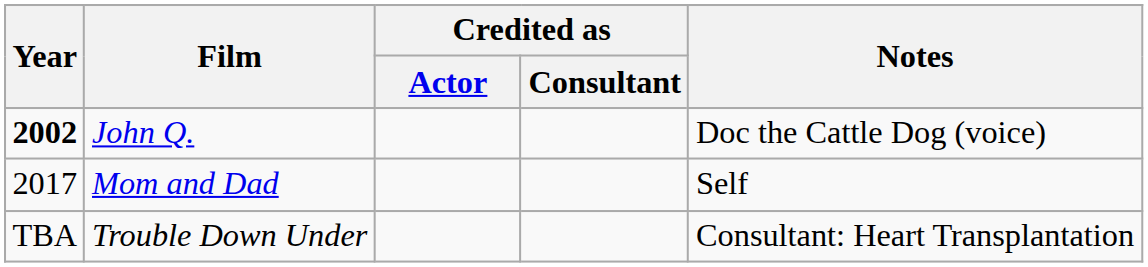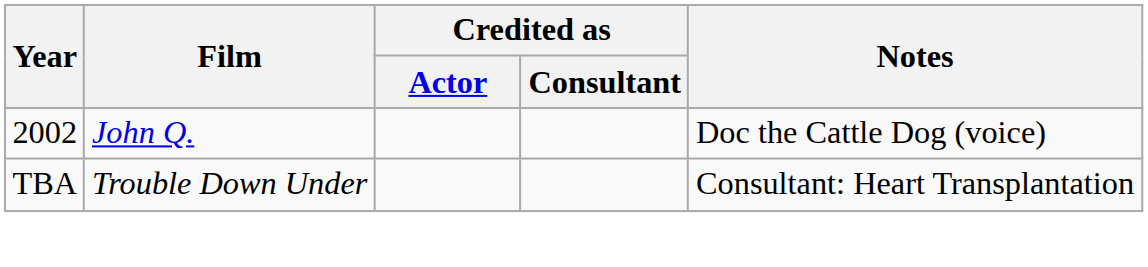(45, 132) bold -> (45, 132) normal
- row: (185, 183)
